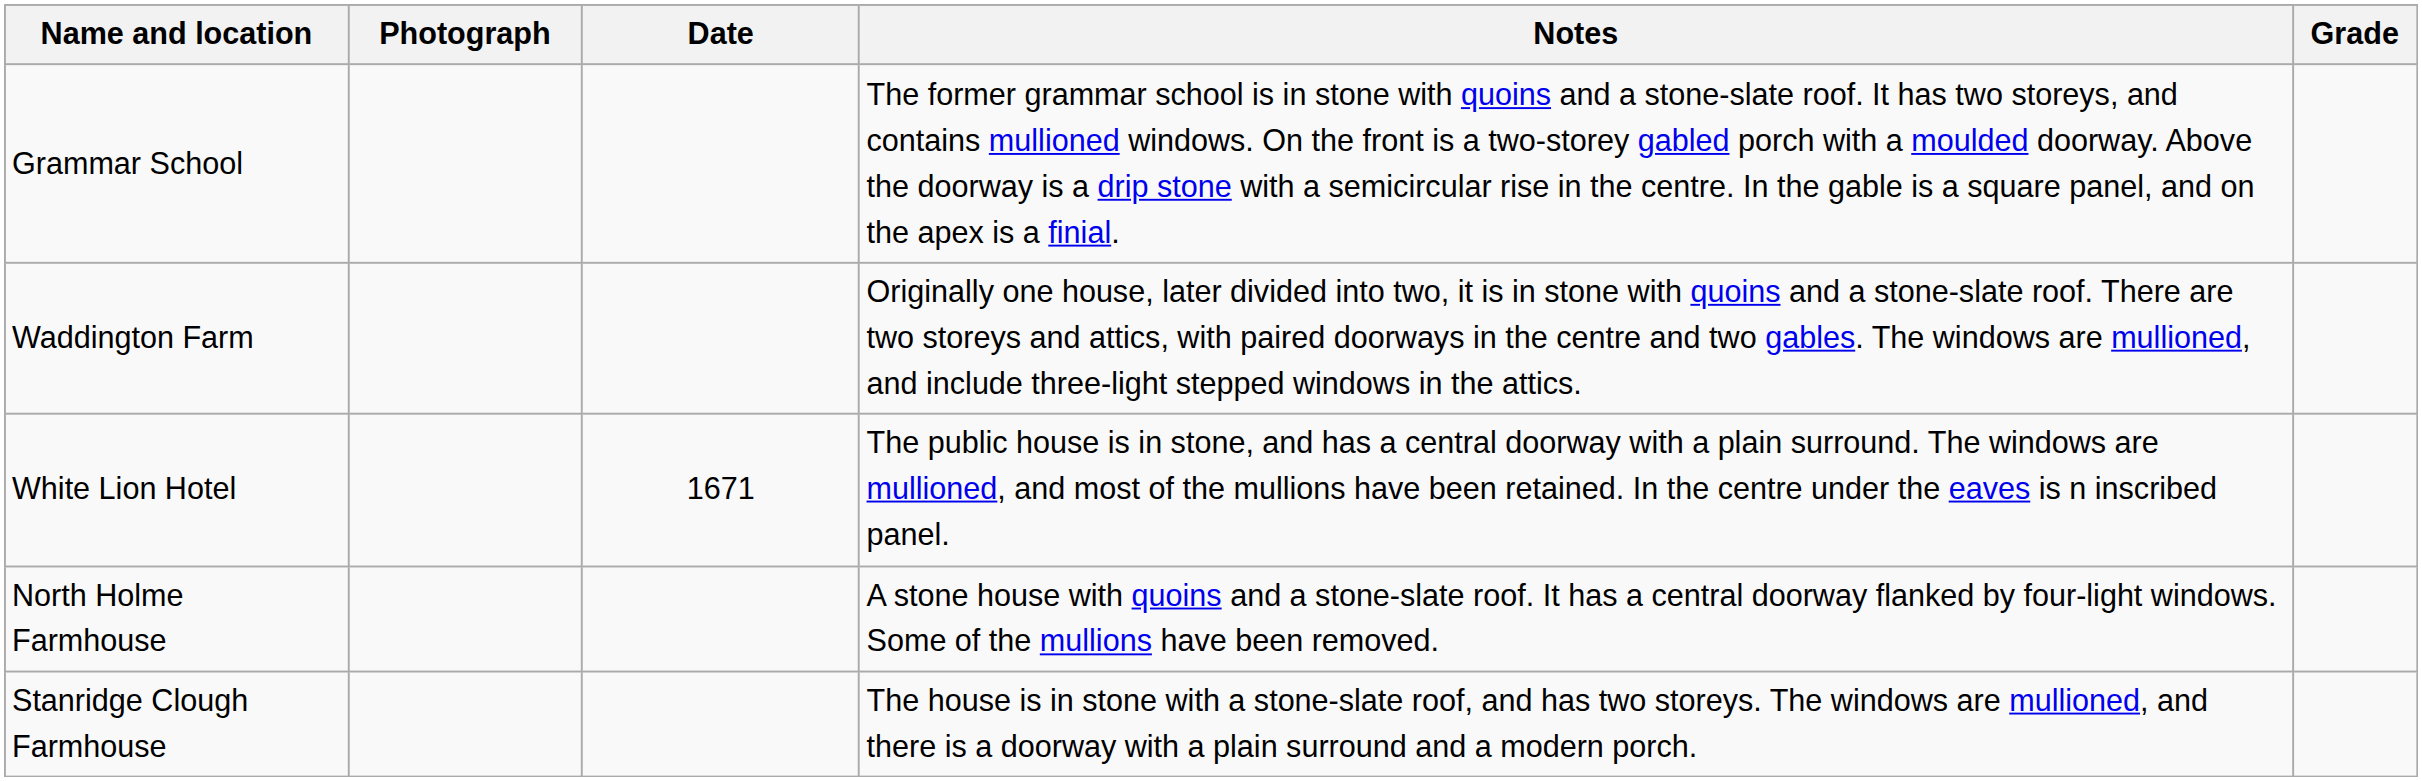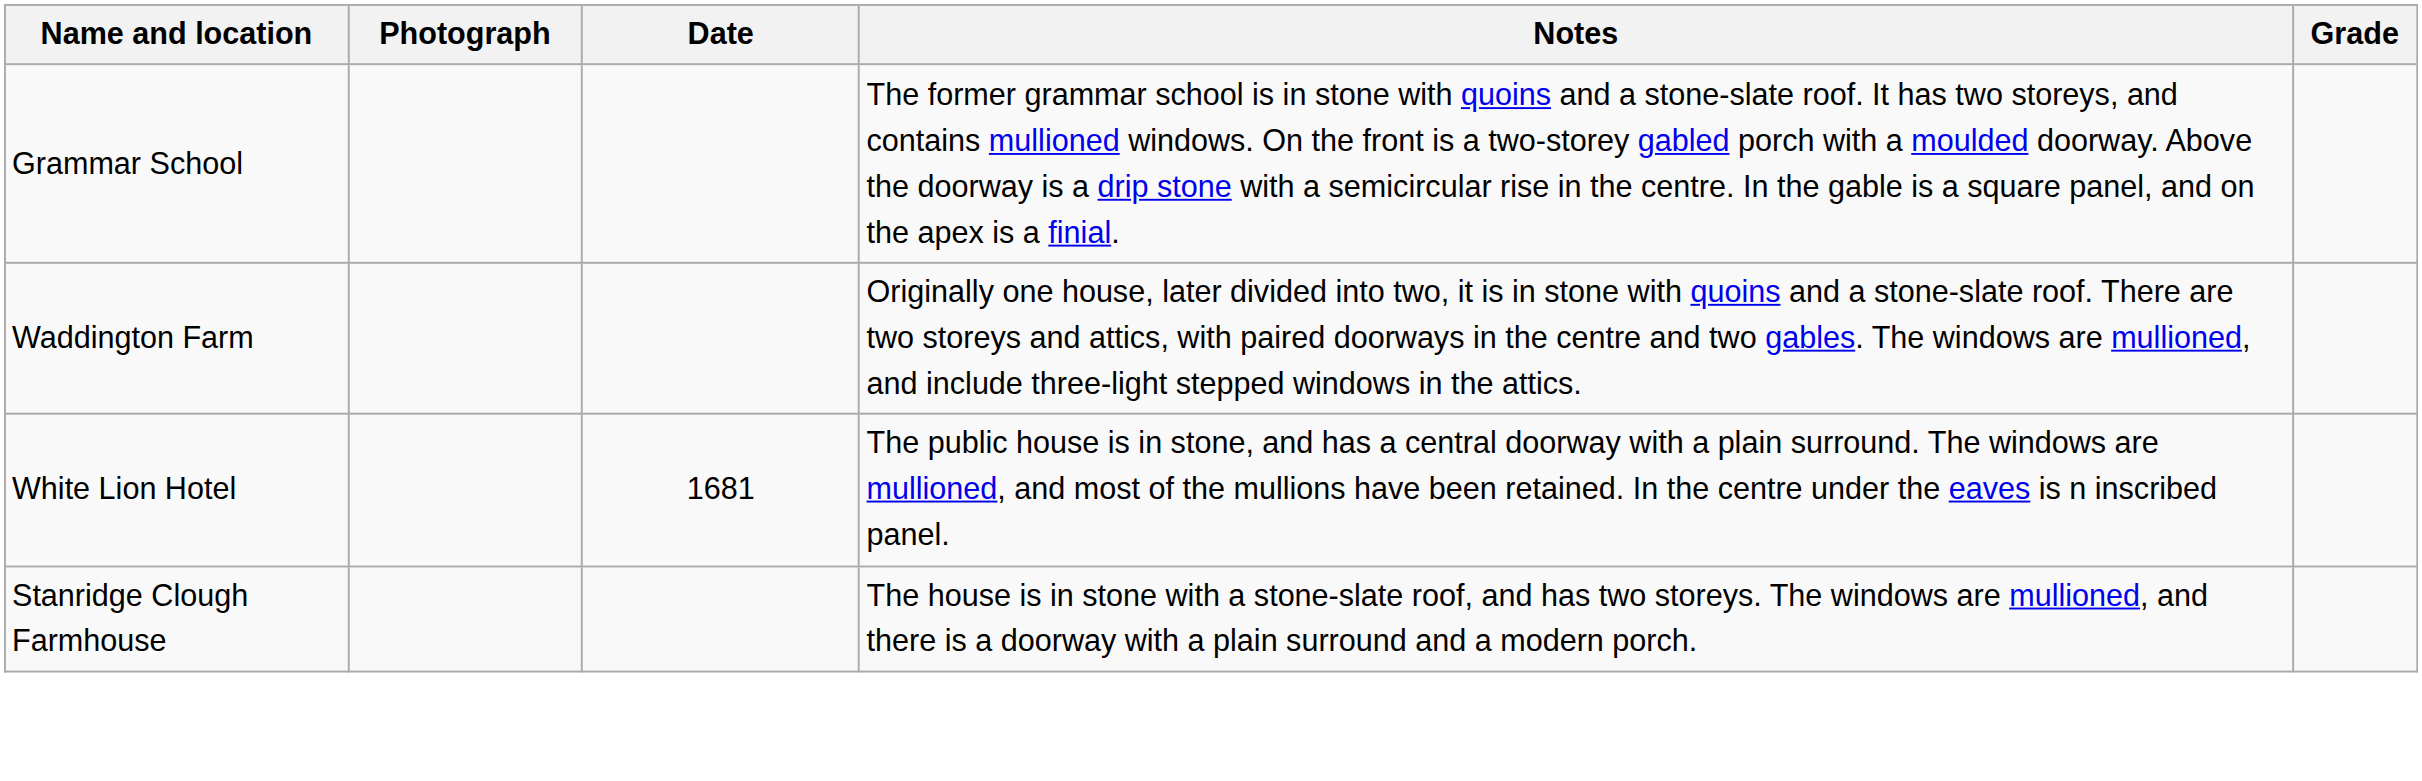(721, 489) 1671 -> (721, 489) 1681
- row: (98, 617)
